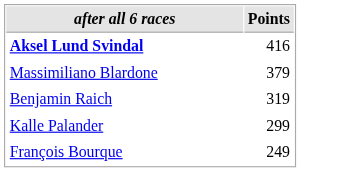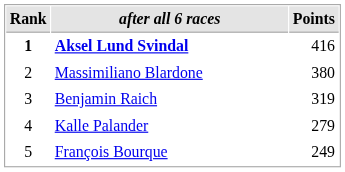+ column: (28, 18)
(278, 72) 379 -> (323, 72) 380
(278, 125) 299 -> (323, 125) 279
